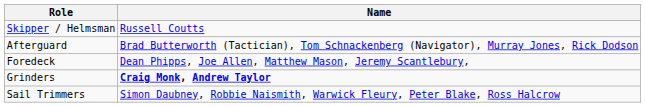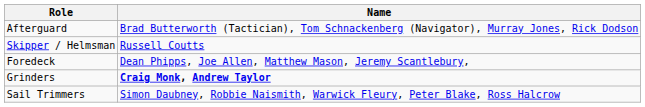rows swapped: (61, 29) <-> (37, 45)
